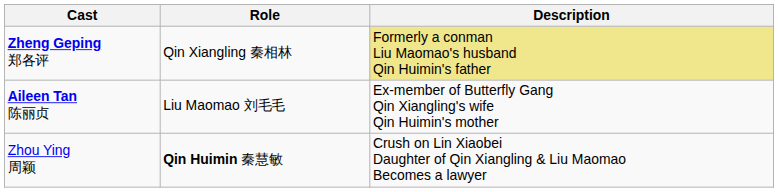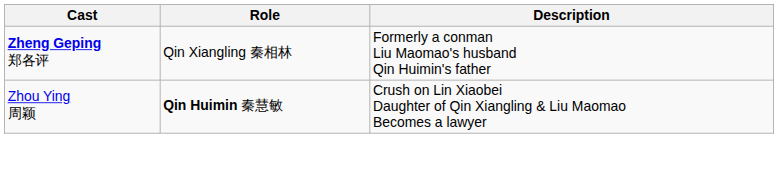(445, 53) khaki background -> (445, 53) no background
- row: (42, 105)
